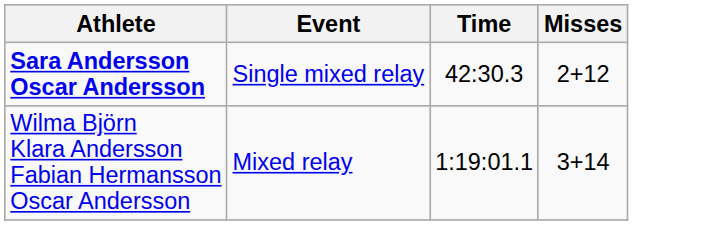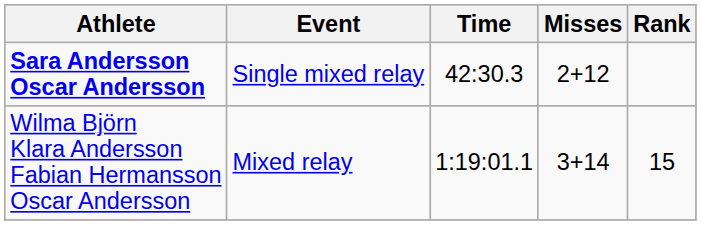+ column: (662, 24)
